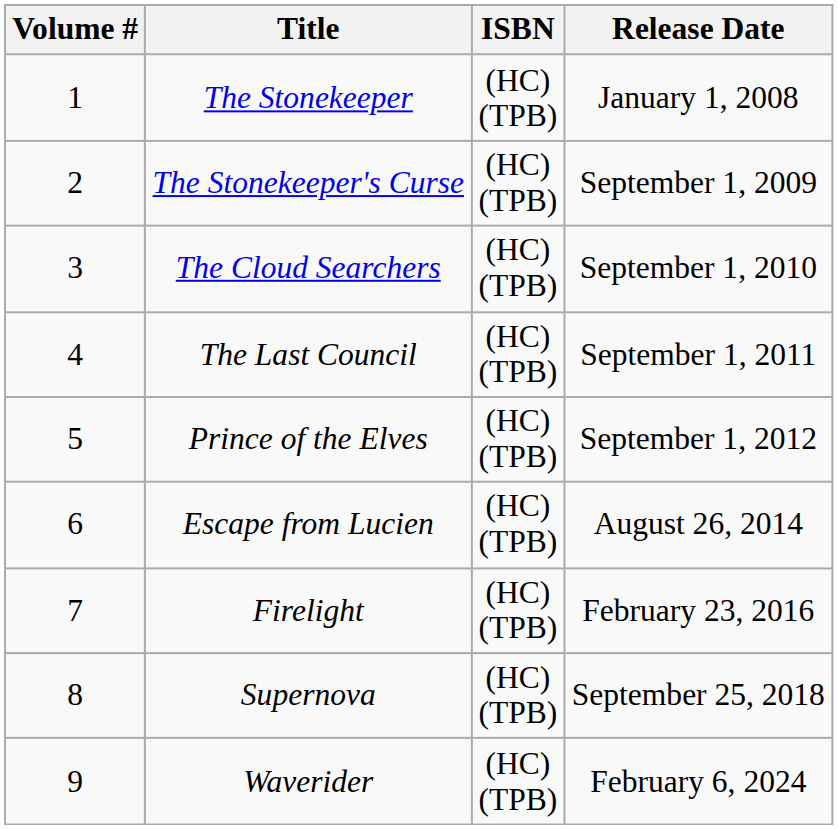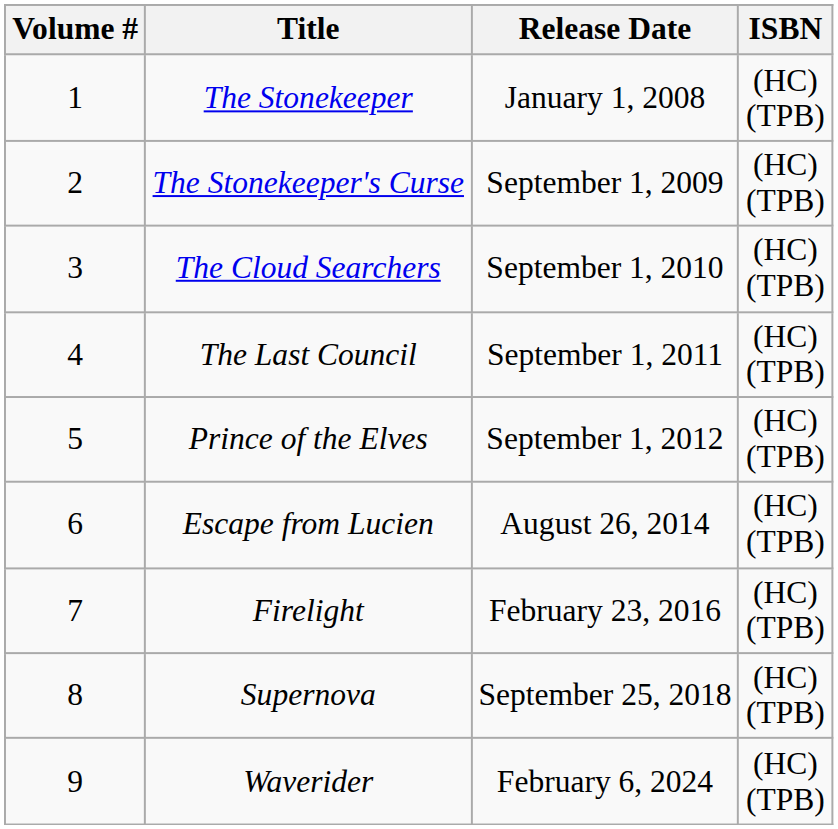columns swapped: (698, 29) <-> (518, 29)
